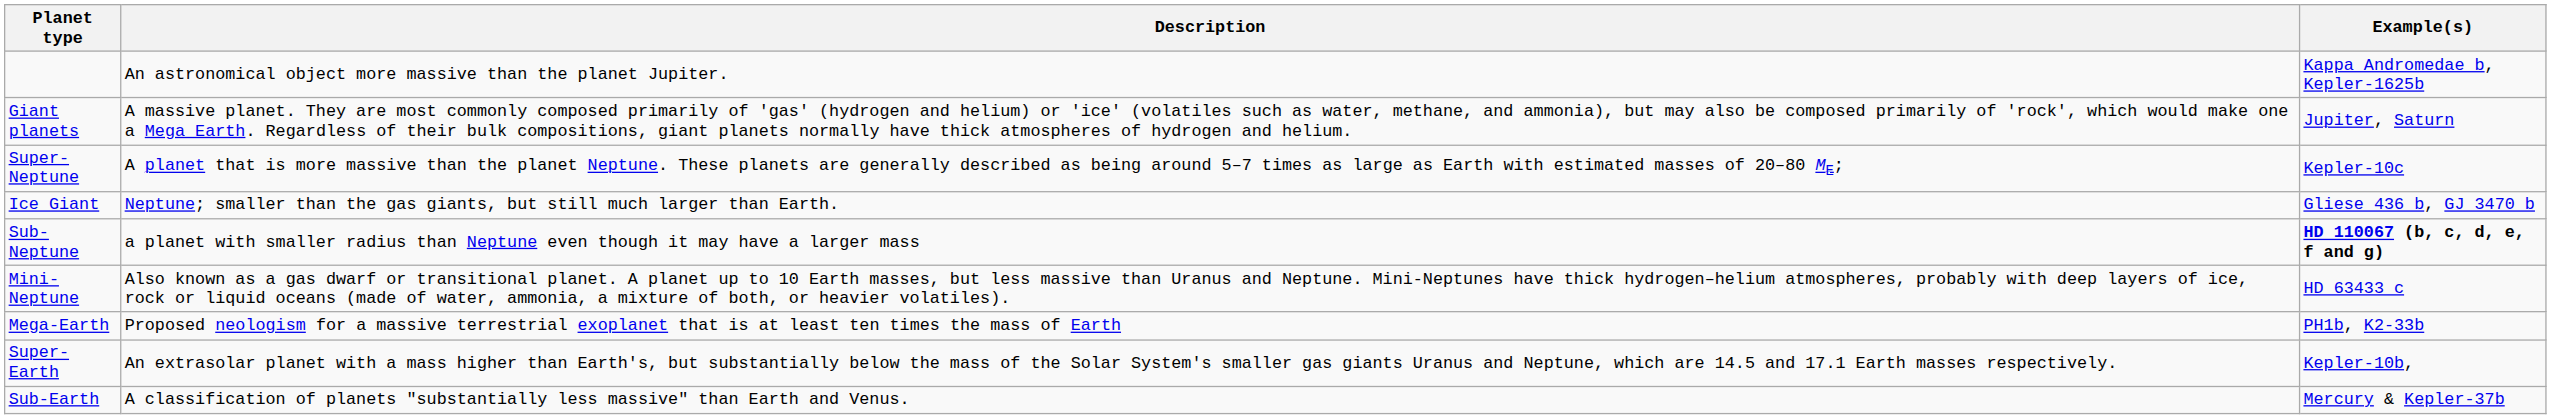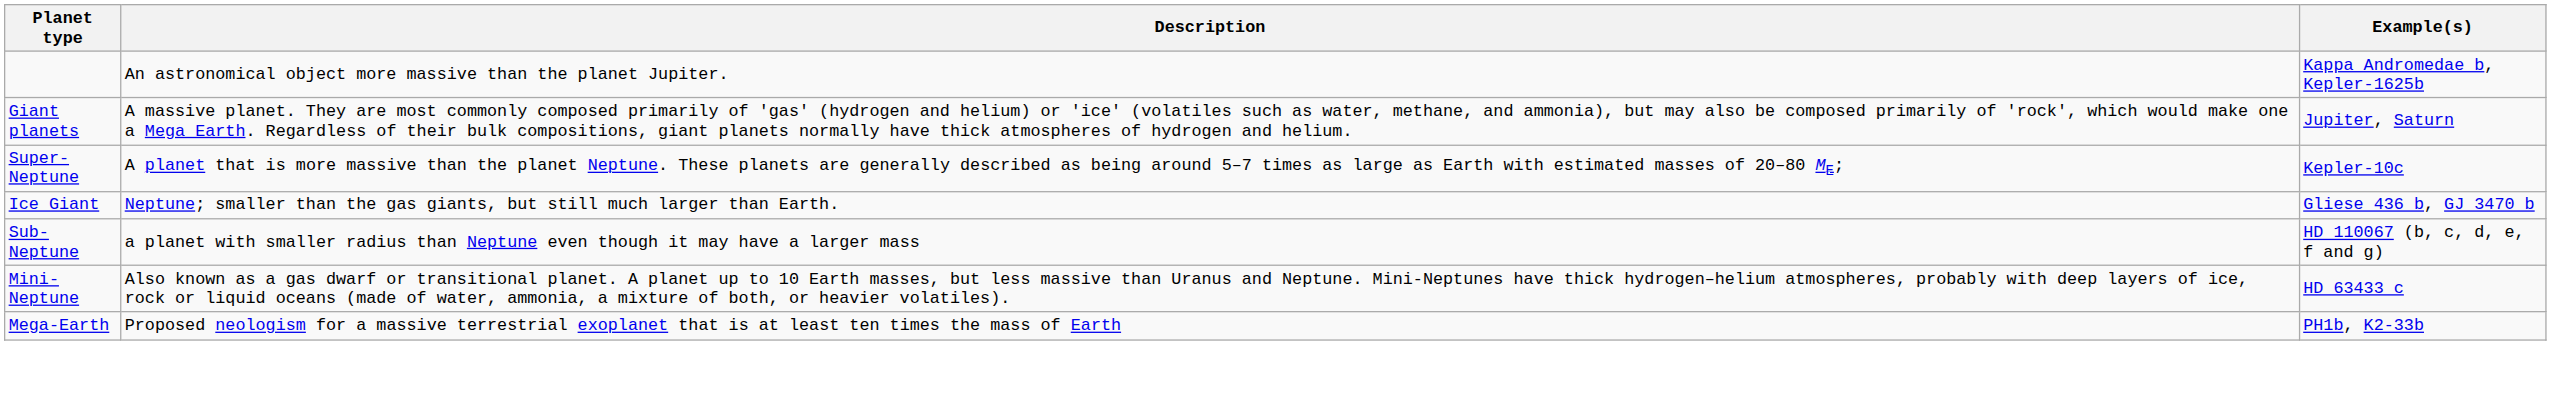(2414, 242) bold -> (2414, 242) normal
- row: (39, 363)
- row: (54, 400)
